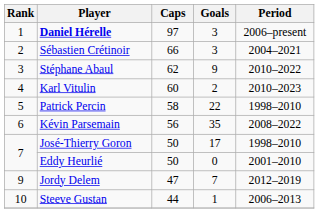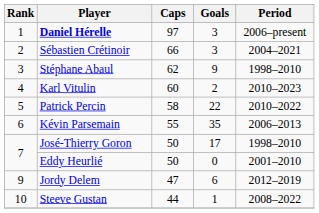(275, 69) 2010–2022 -> (275, 69) 1998–2010
(275, 106) 1998–2010 -> (275, 106) 2010–2022
(173, 124) 56 -> (173, 124) 55
(275, 124) 2008–2022 -> (275, 124) 2006–2013
(215, 180) 7 -> (215, 180) 6
(275, 198) 2006–2013 -> (275, 198) 2008–2022
